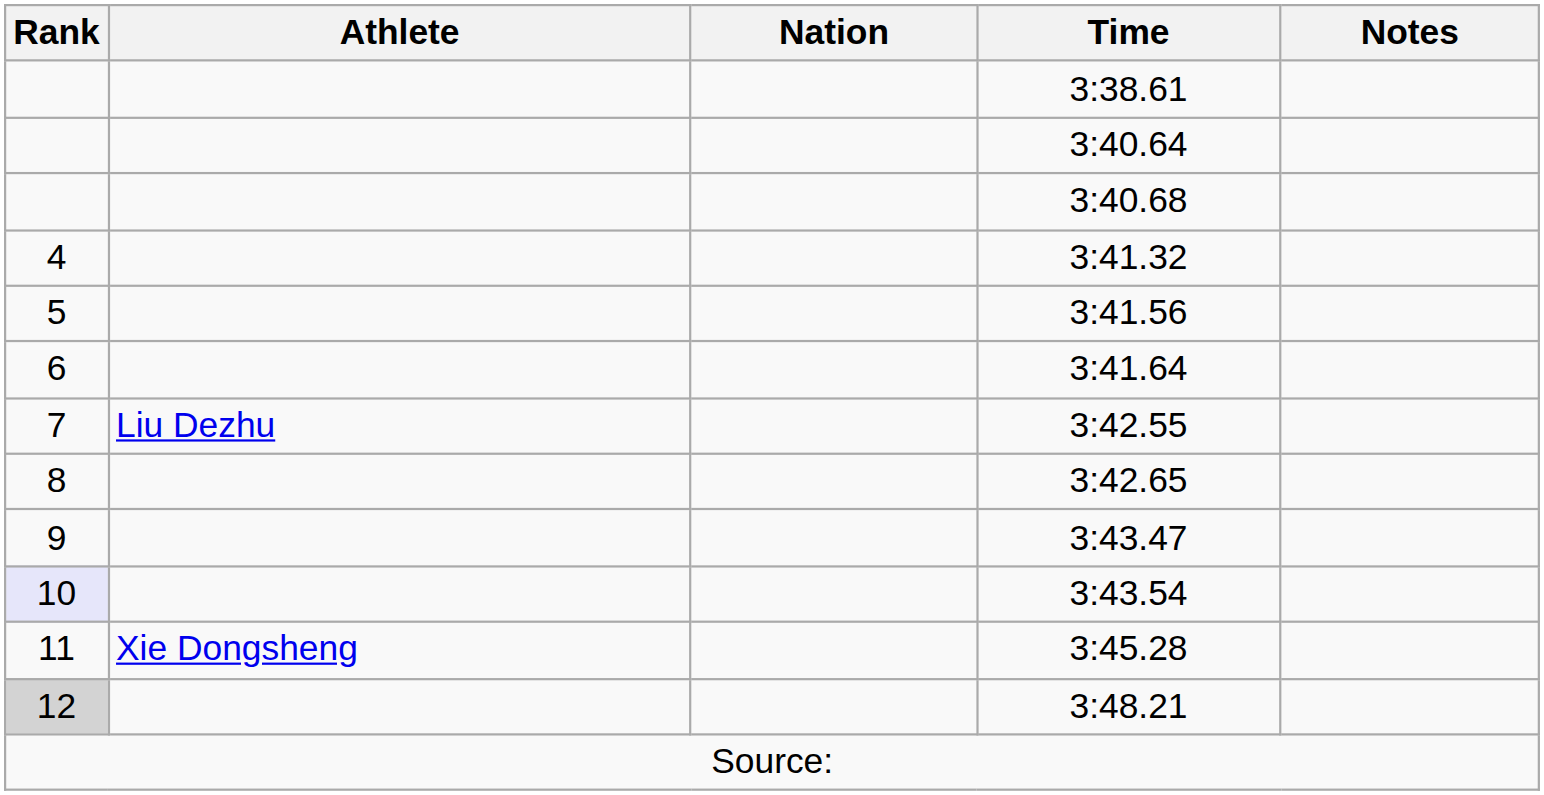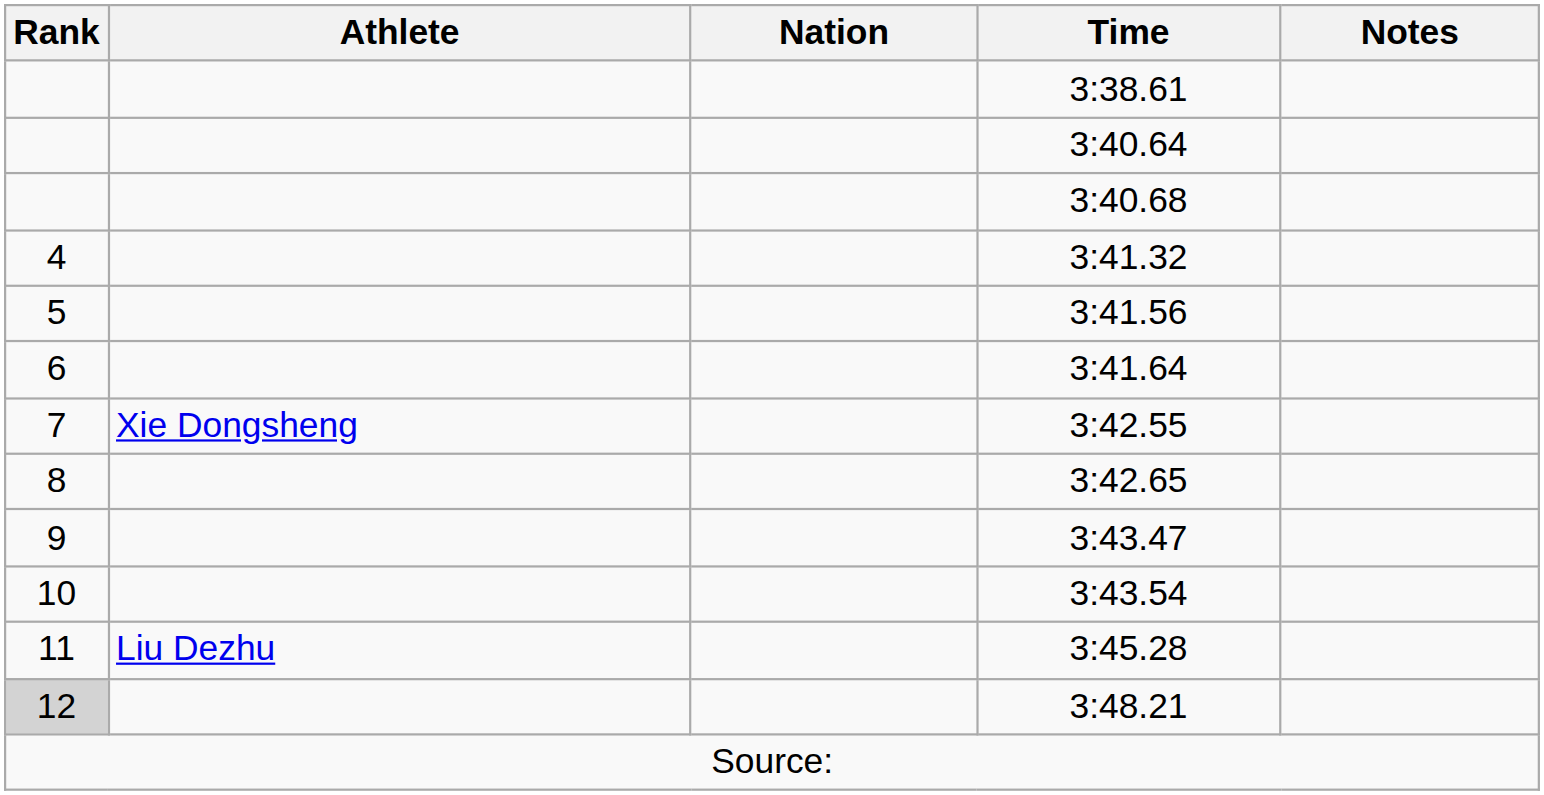(196, 425) Liu Dezhu -> (237, 425) Xie Dongsheng
(56, 593) lavender background -> (56, 593) no background
(237, 649) Xie Dongsheng -> (196, 649) Liu Dezhu
